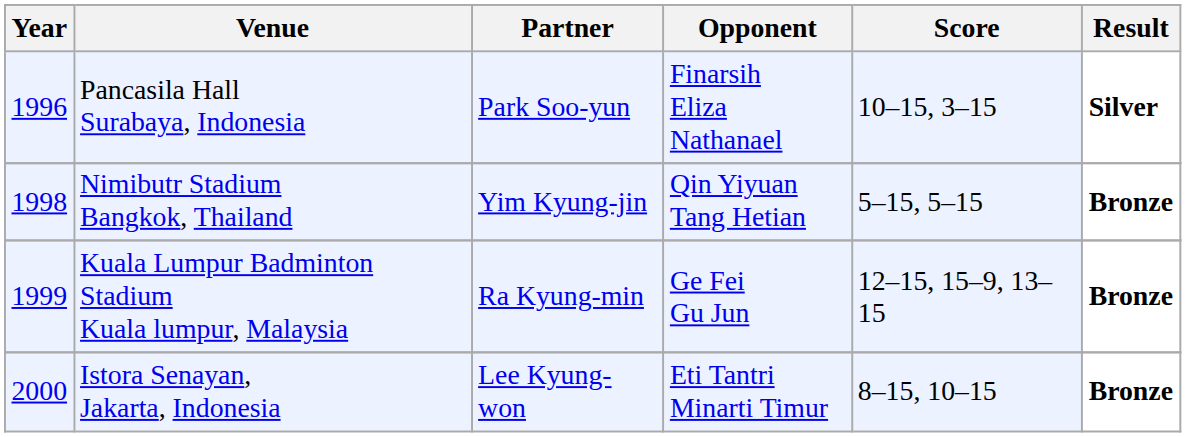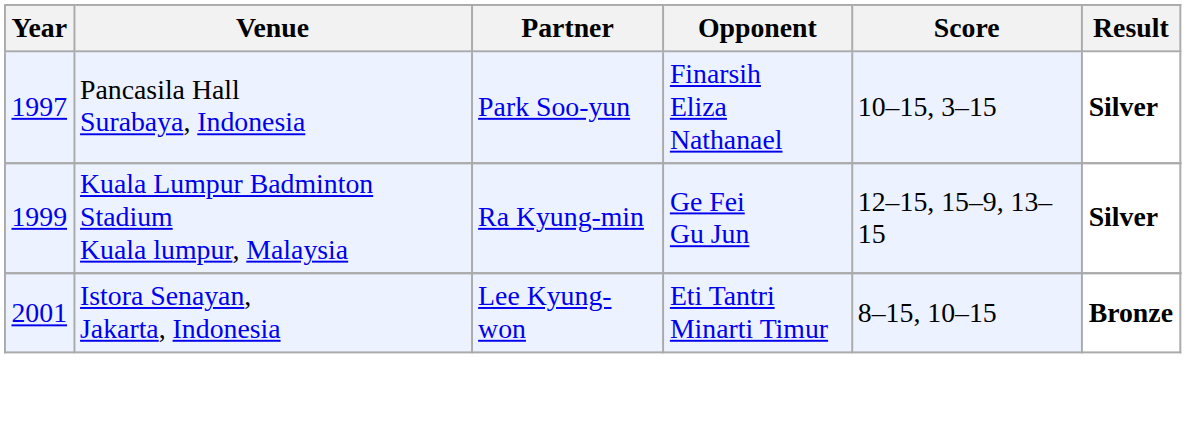(39, 106) 1996 -> (39, 106) 1997
- row: (186, 201)
(1131, 296) Bronze -> (1123, 217) Silver
(39, 391) 2000 -> (39, 312) 2001
